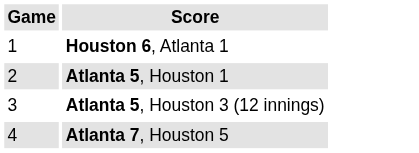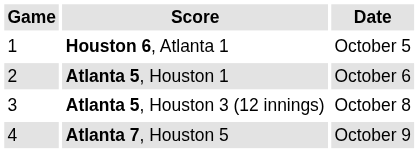+ column: (373, 17)
